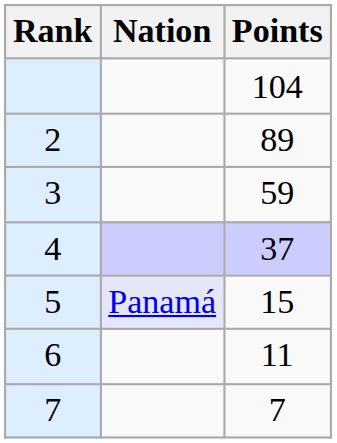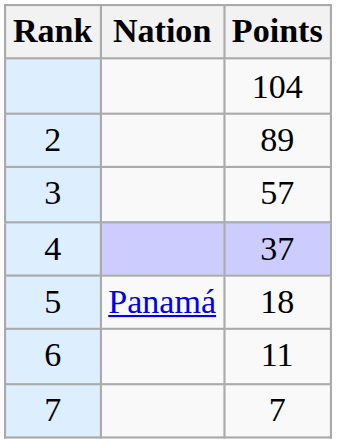(277, 193) 59 -> (277, 193) 57
(162, 301) lavender background -> (162, 301) no background
(277, 301) 15 -> (277, 301) 18
